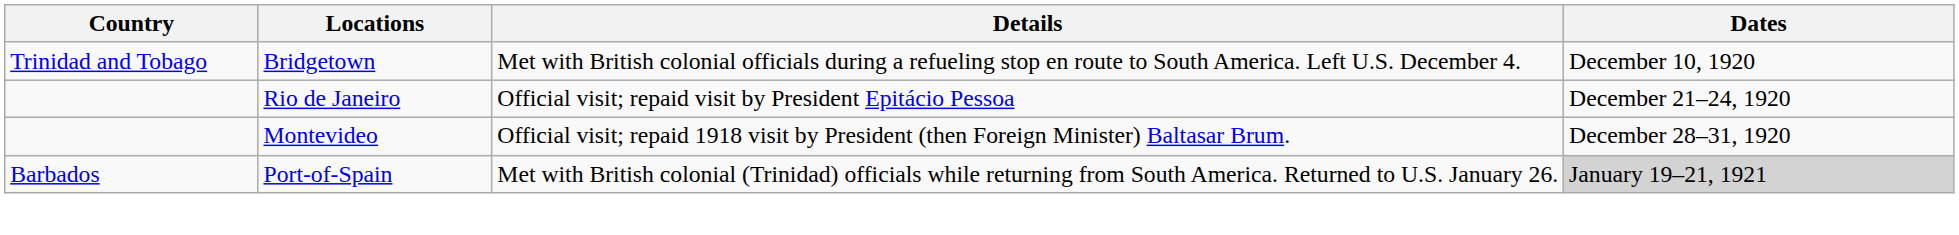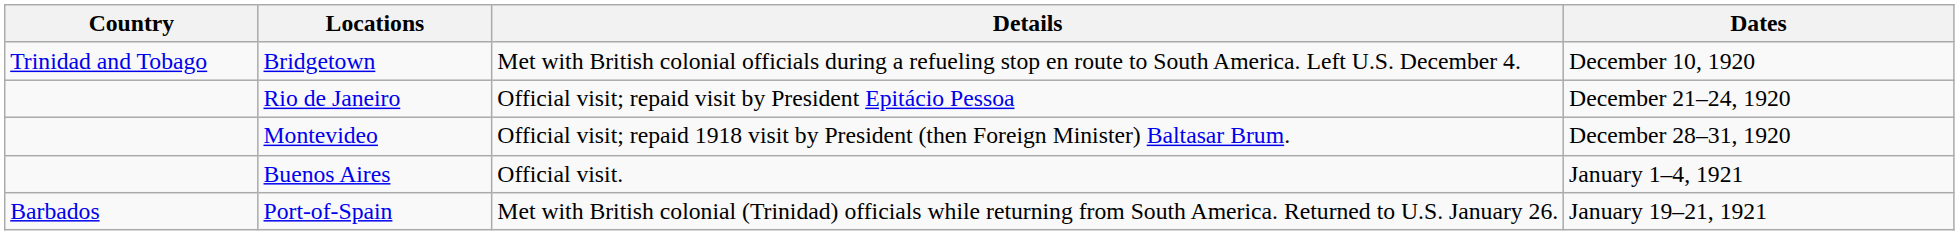+ row: (327, 173)
(1668, 173) lightgrey background -> (1668, 211) no background
